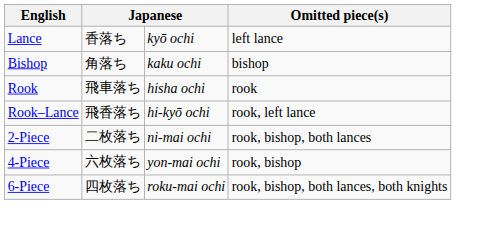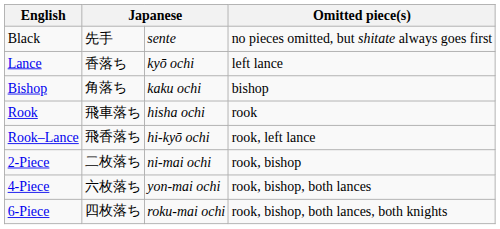+ row: (24, 38)
(301, 137) rook, bishop, both lances -> (266, 162) rook, bishop
(266, 162) rook, bishop -> (301, 187) rook, bishop, both lances
